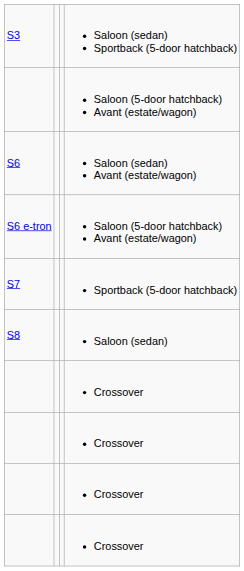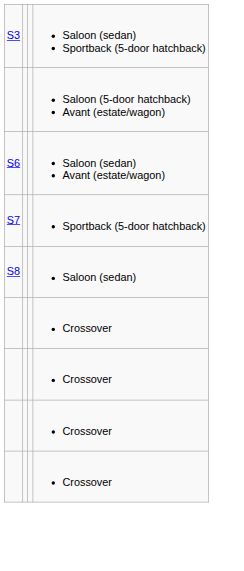- row: (29, 226)
